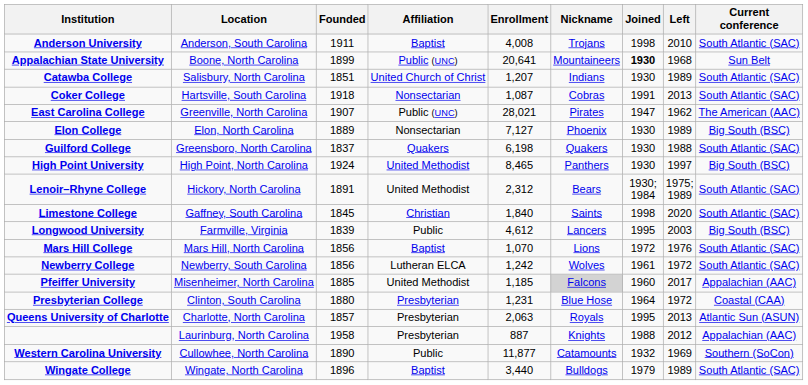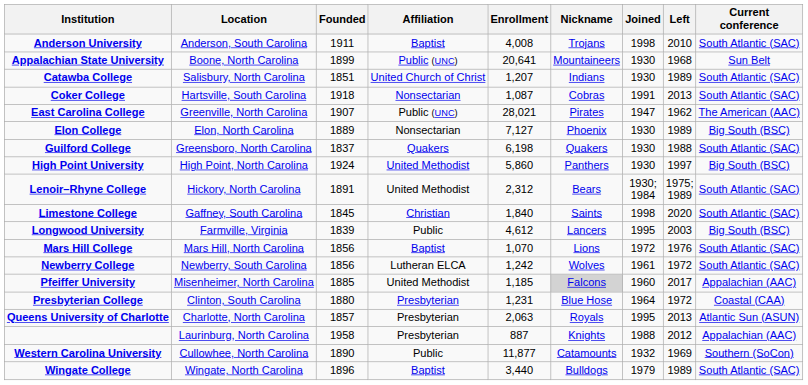(643, 60) bold -> (643, 60) normal
(519, 165) 8,465 -> (519, 165) 5,860
